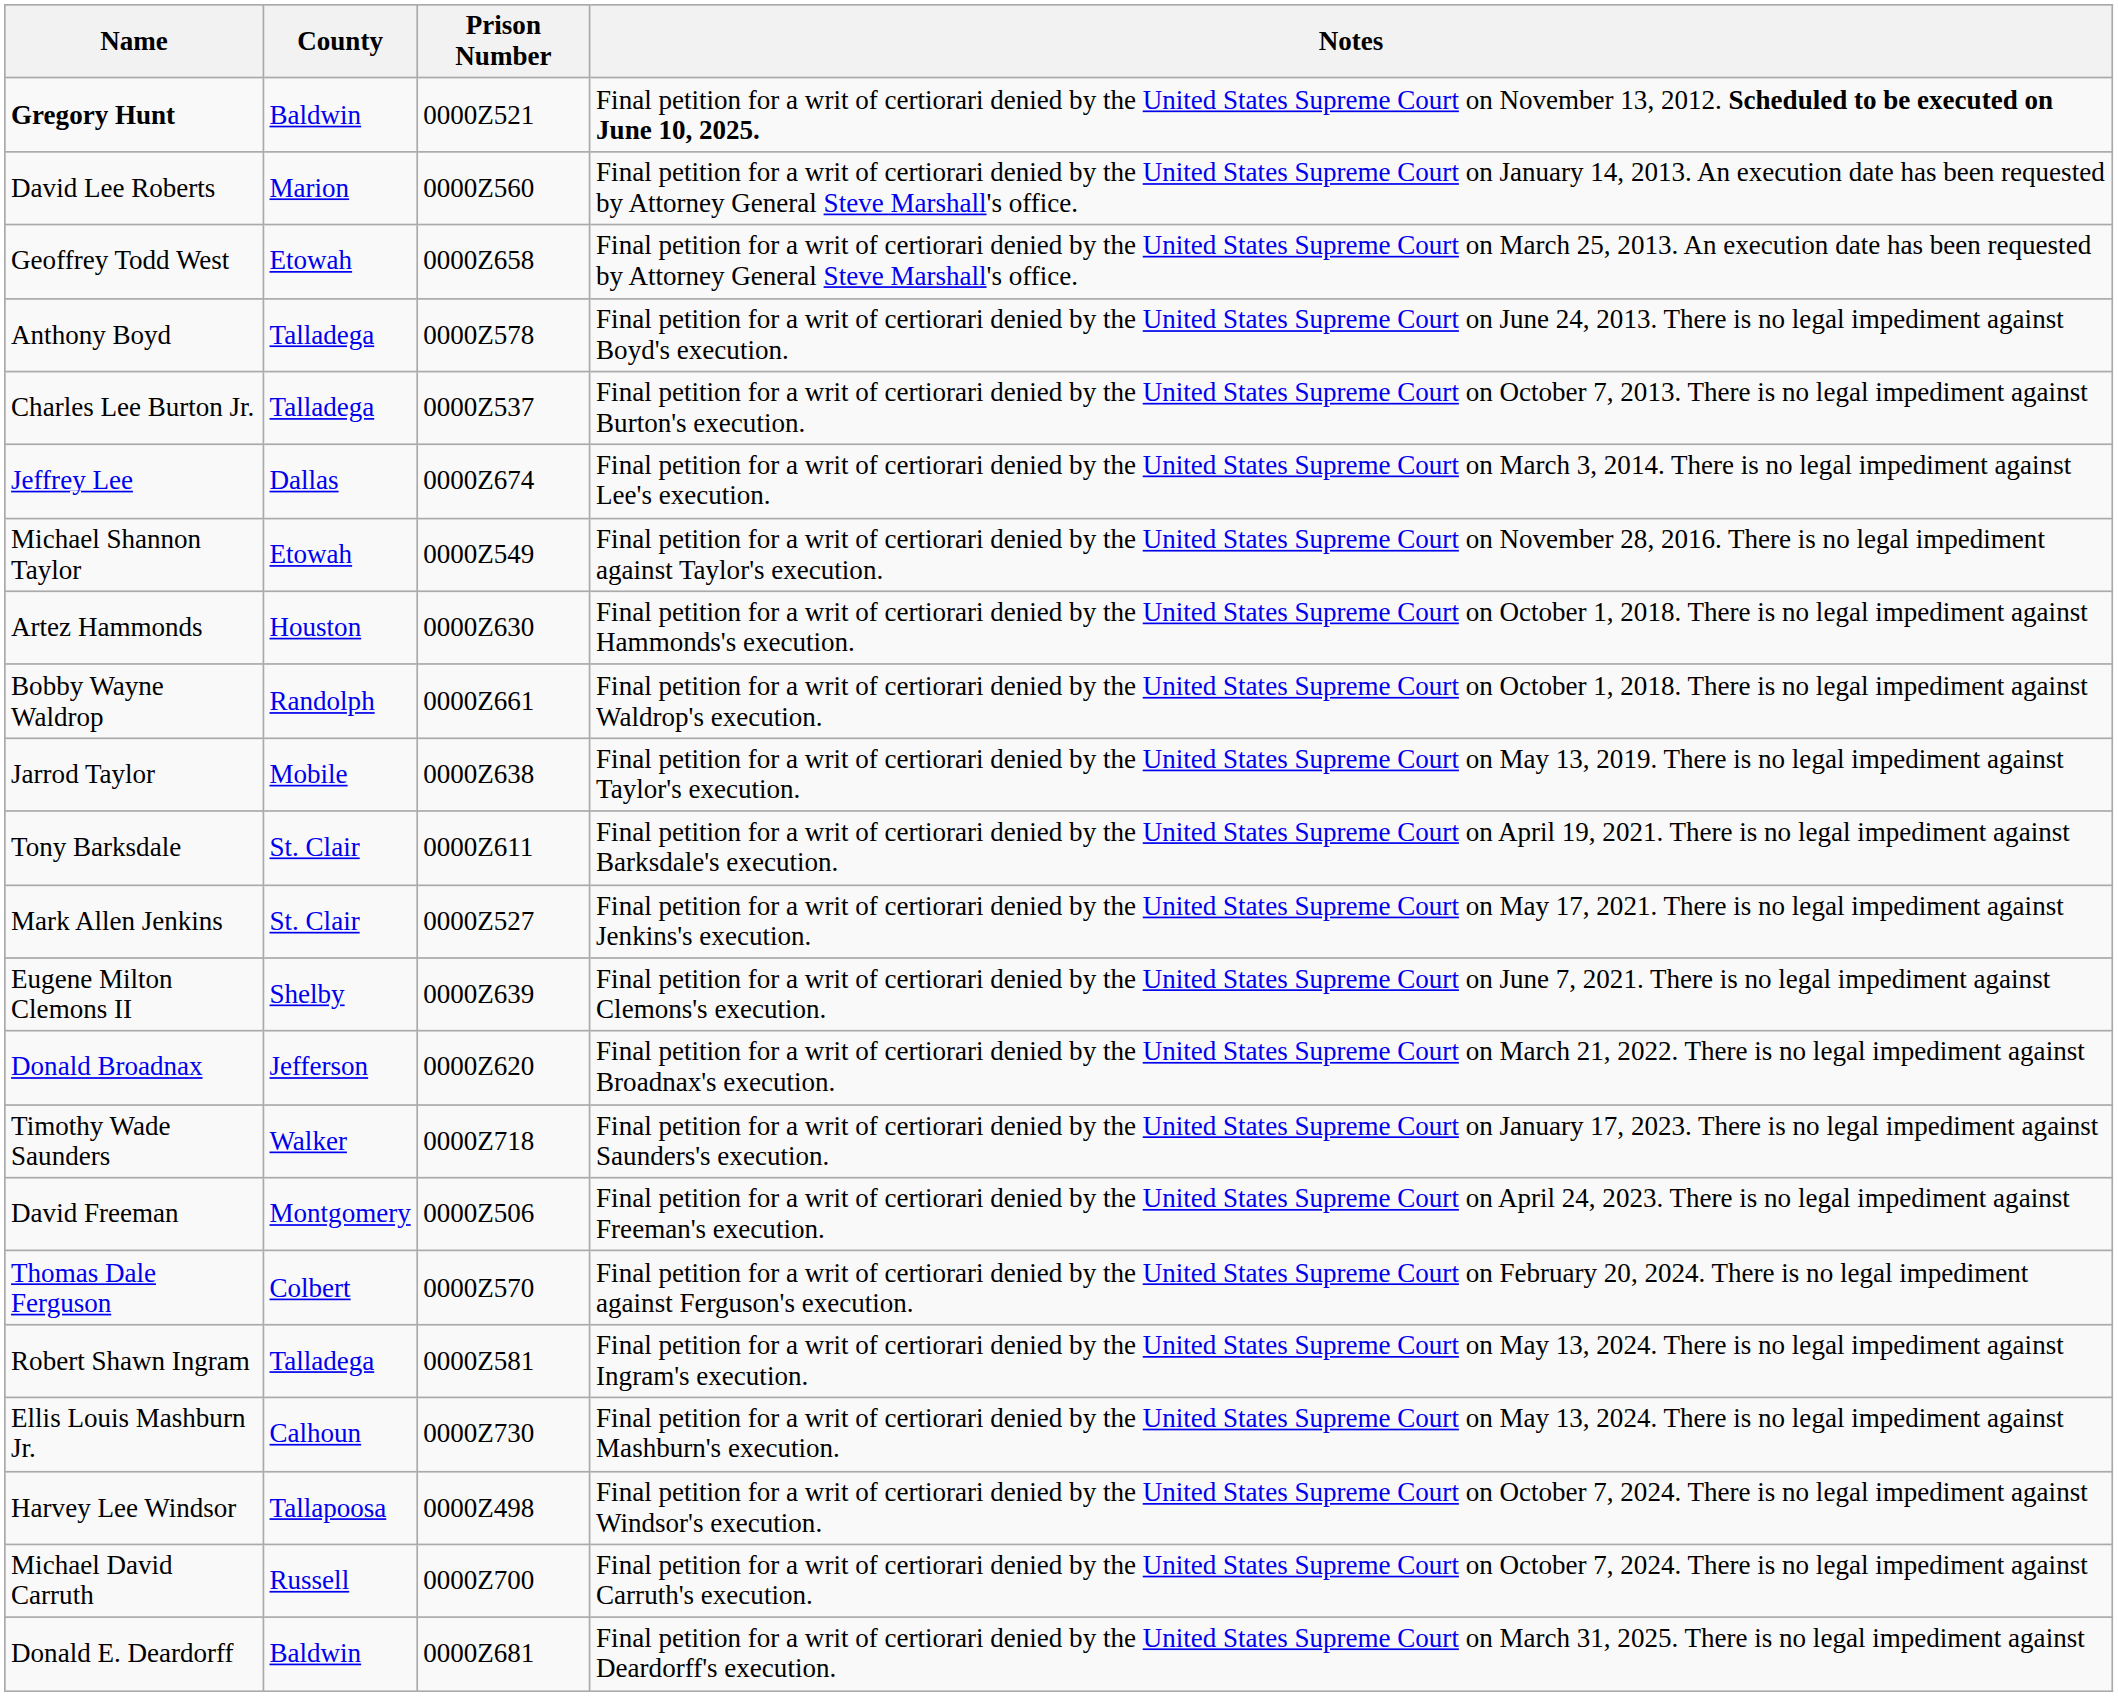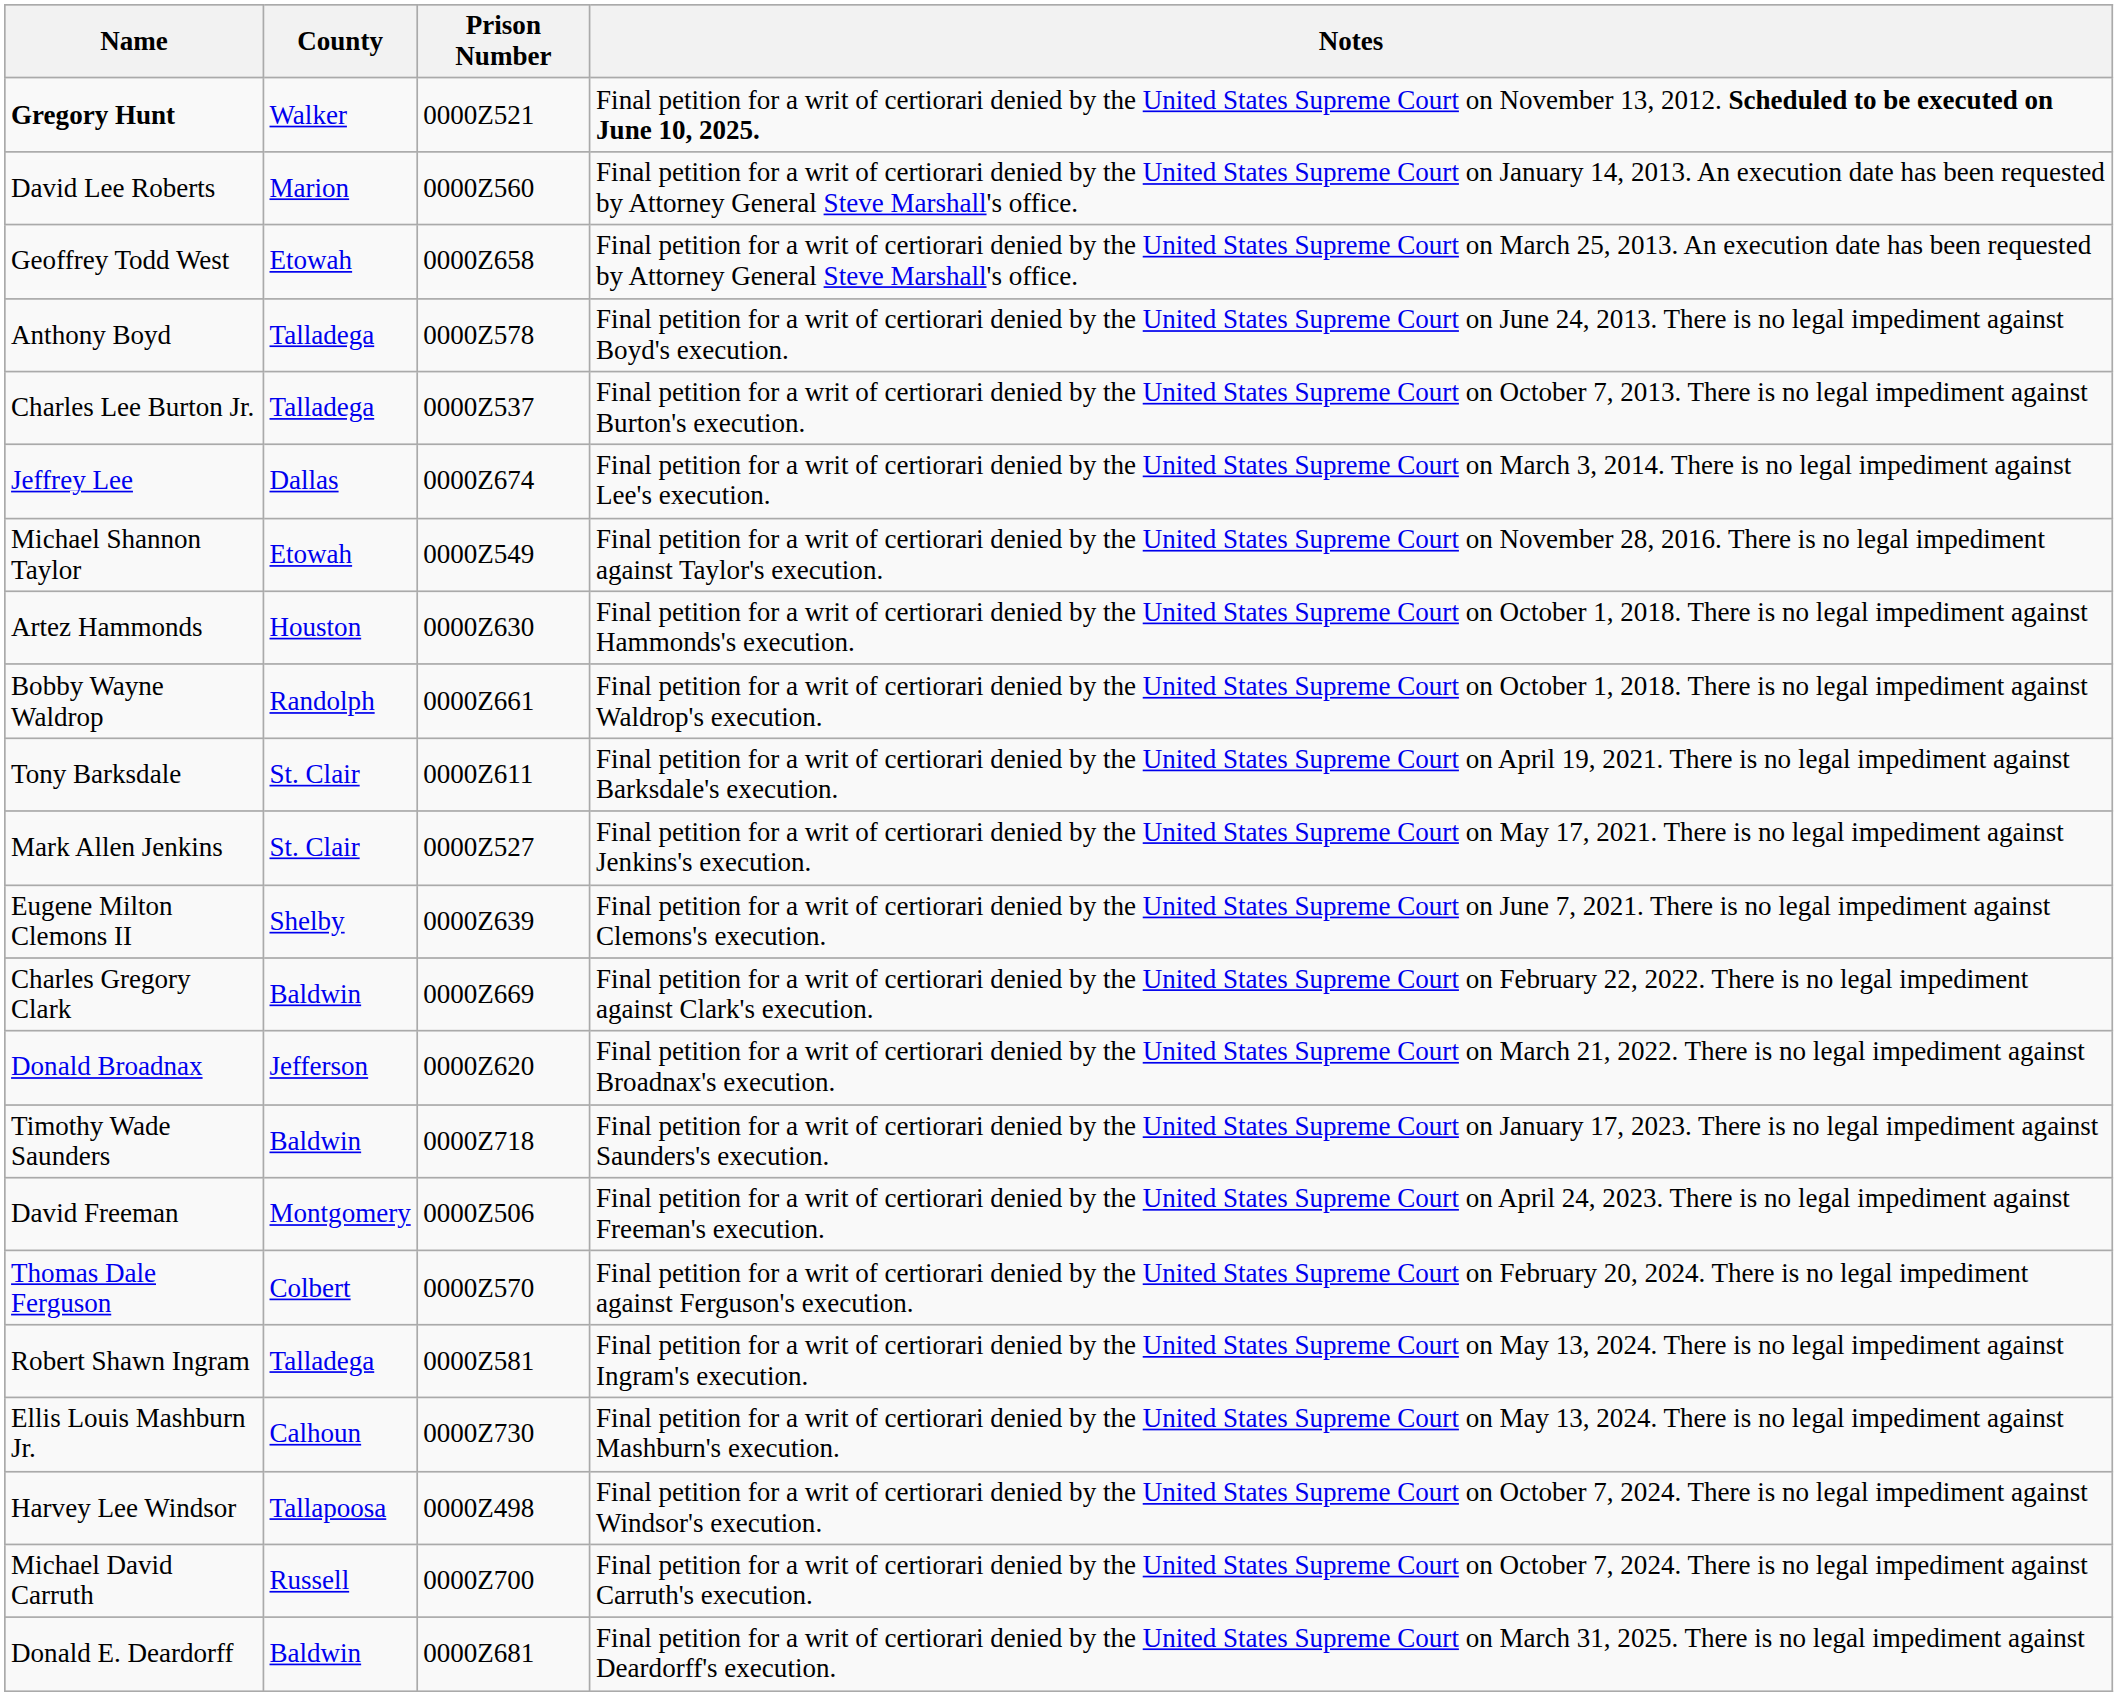(315, 114) Baldwin -> (308, 114) Walker
- row: (83, 774)
+ row: (101, 994)
(308, 1140) Walker -> (315, 1140) Baldwin
